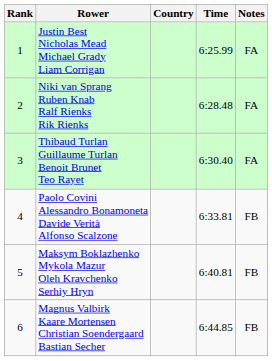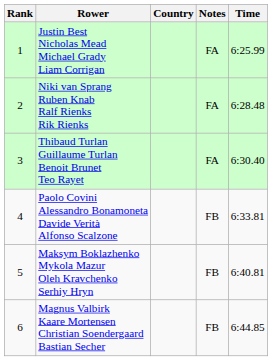columns swapped: (216, 13) <-> (251, 13)
